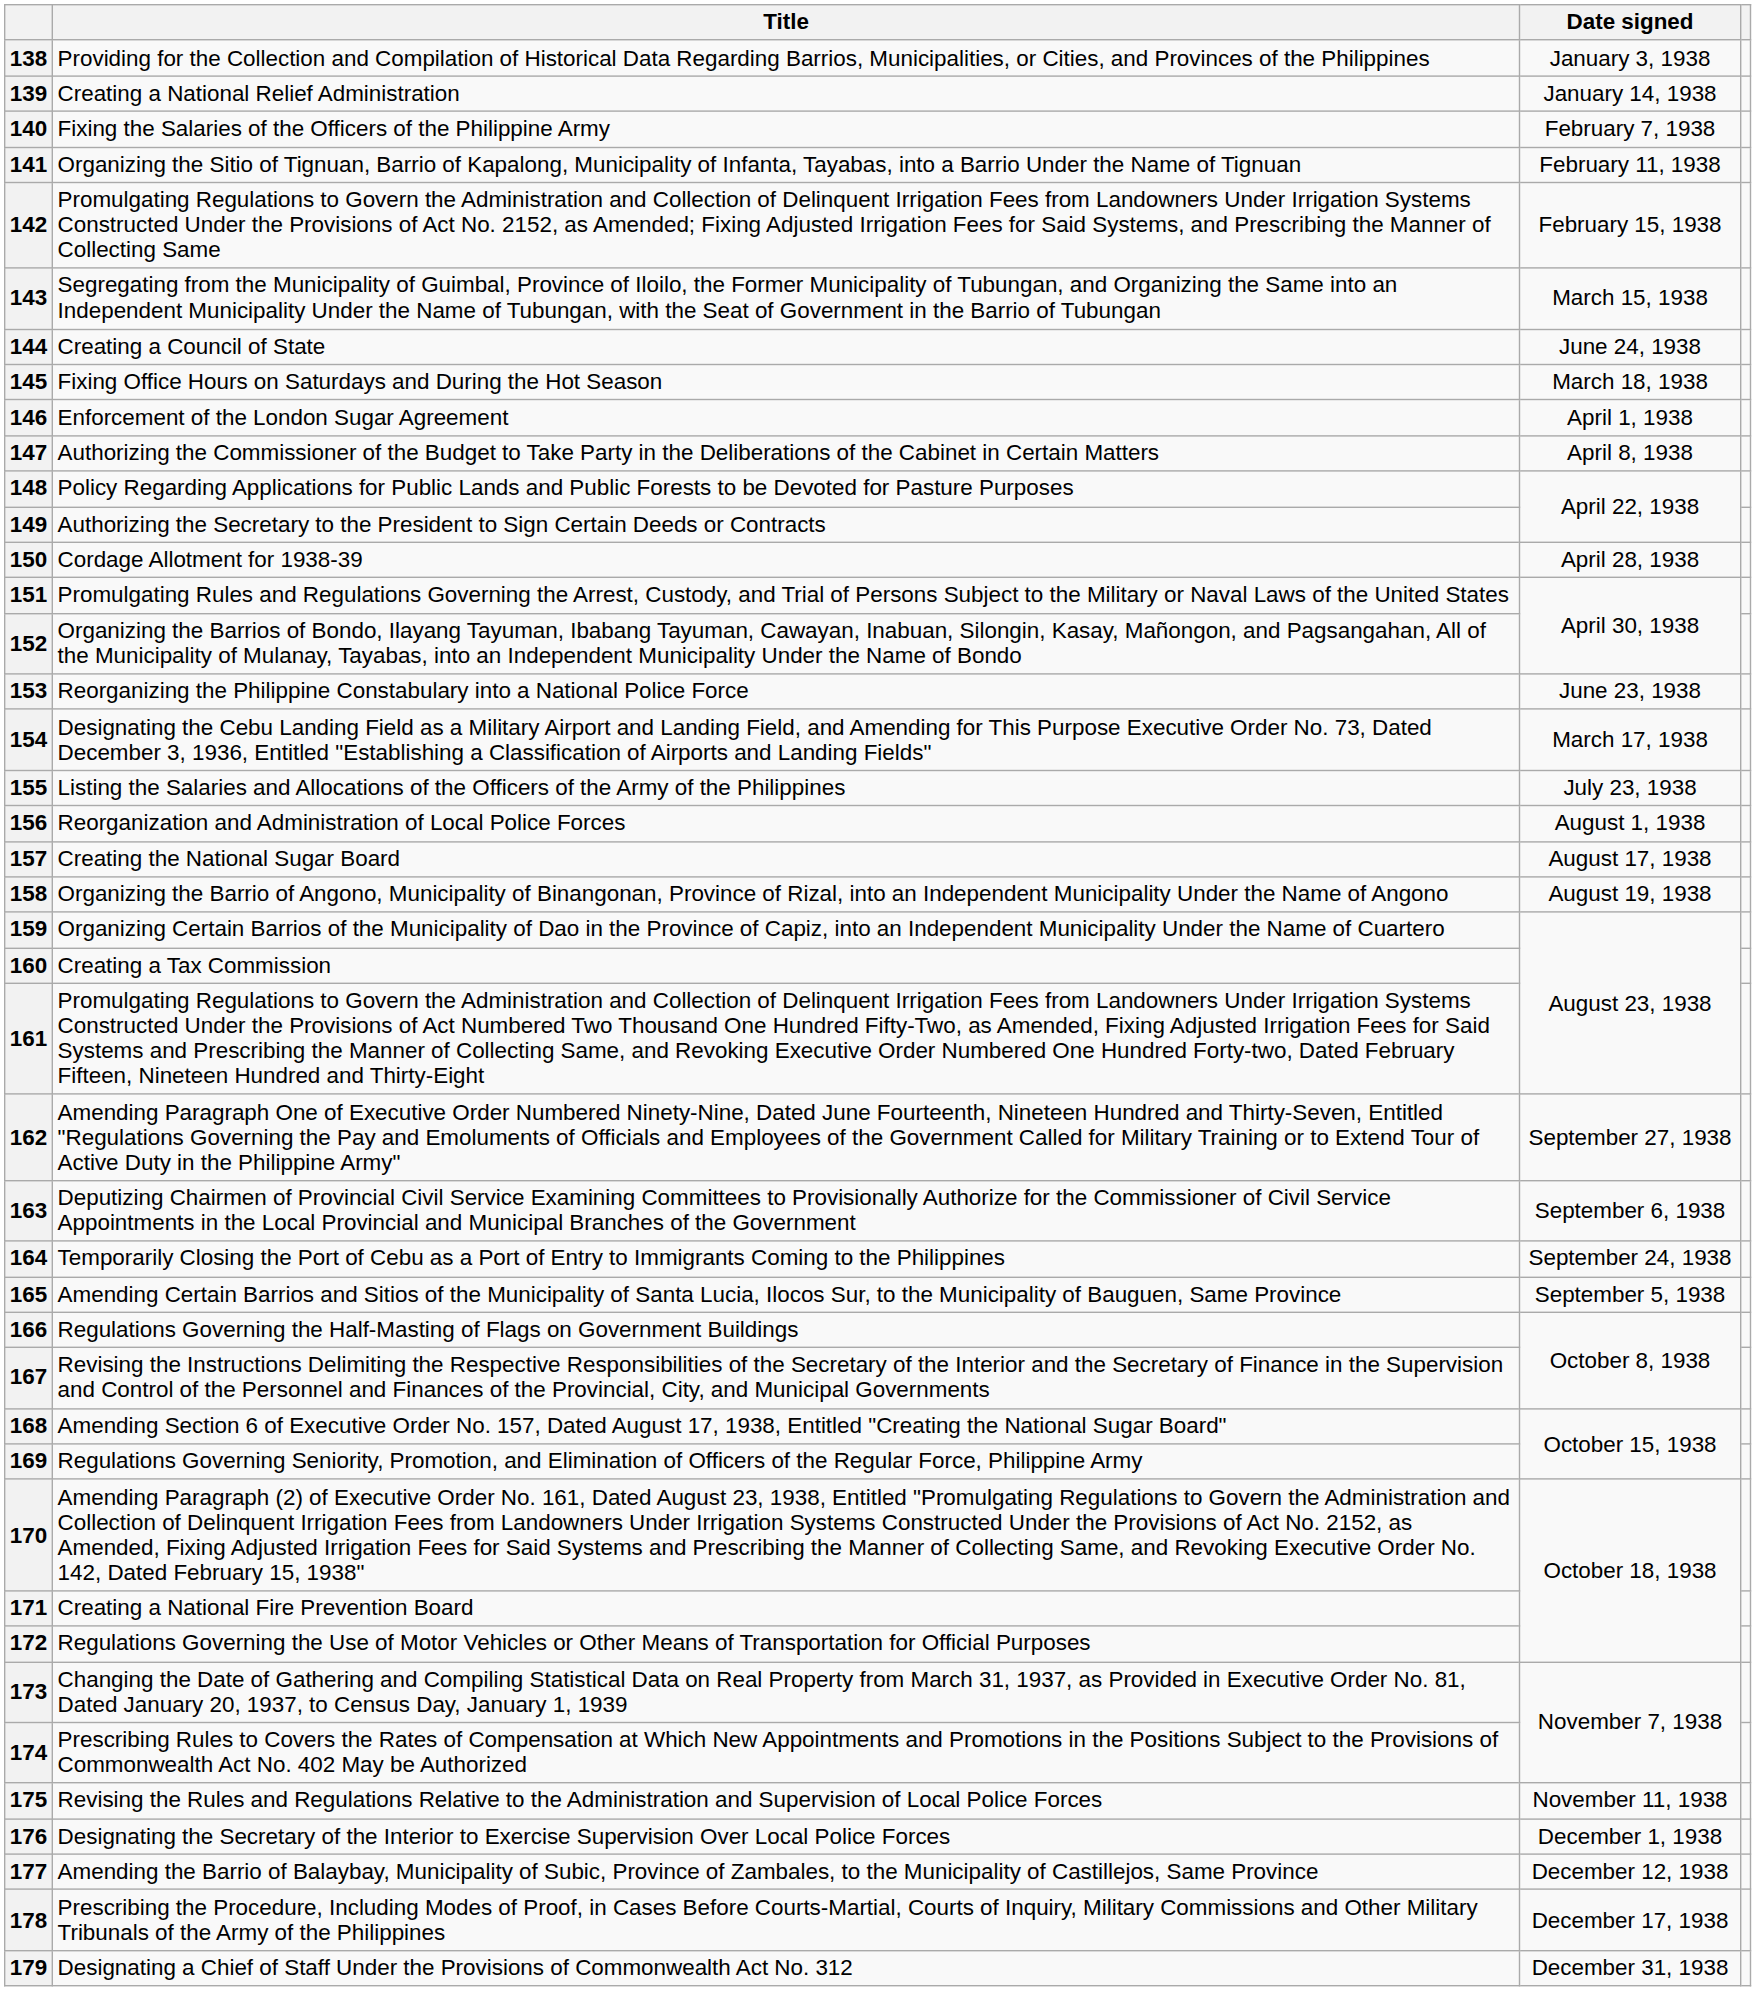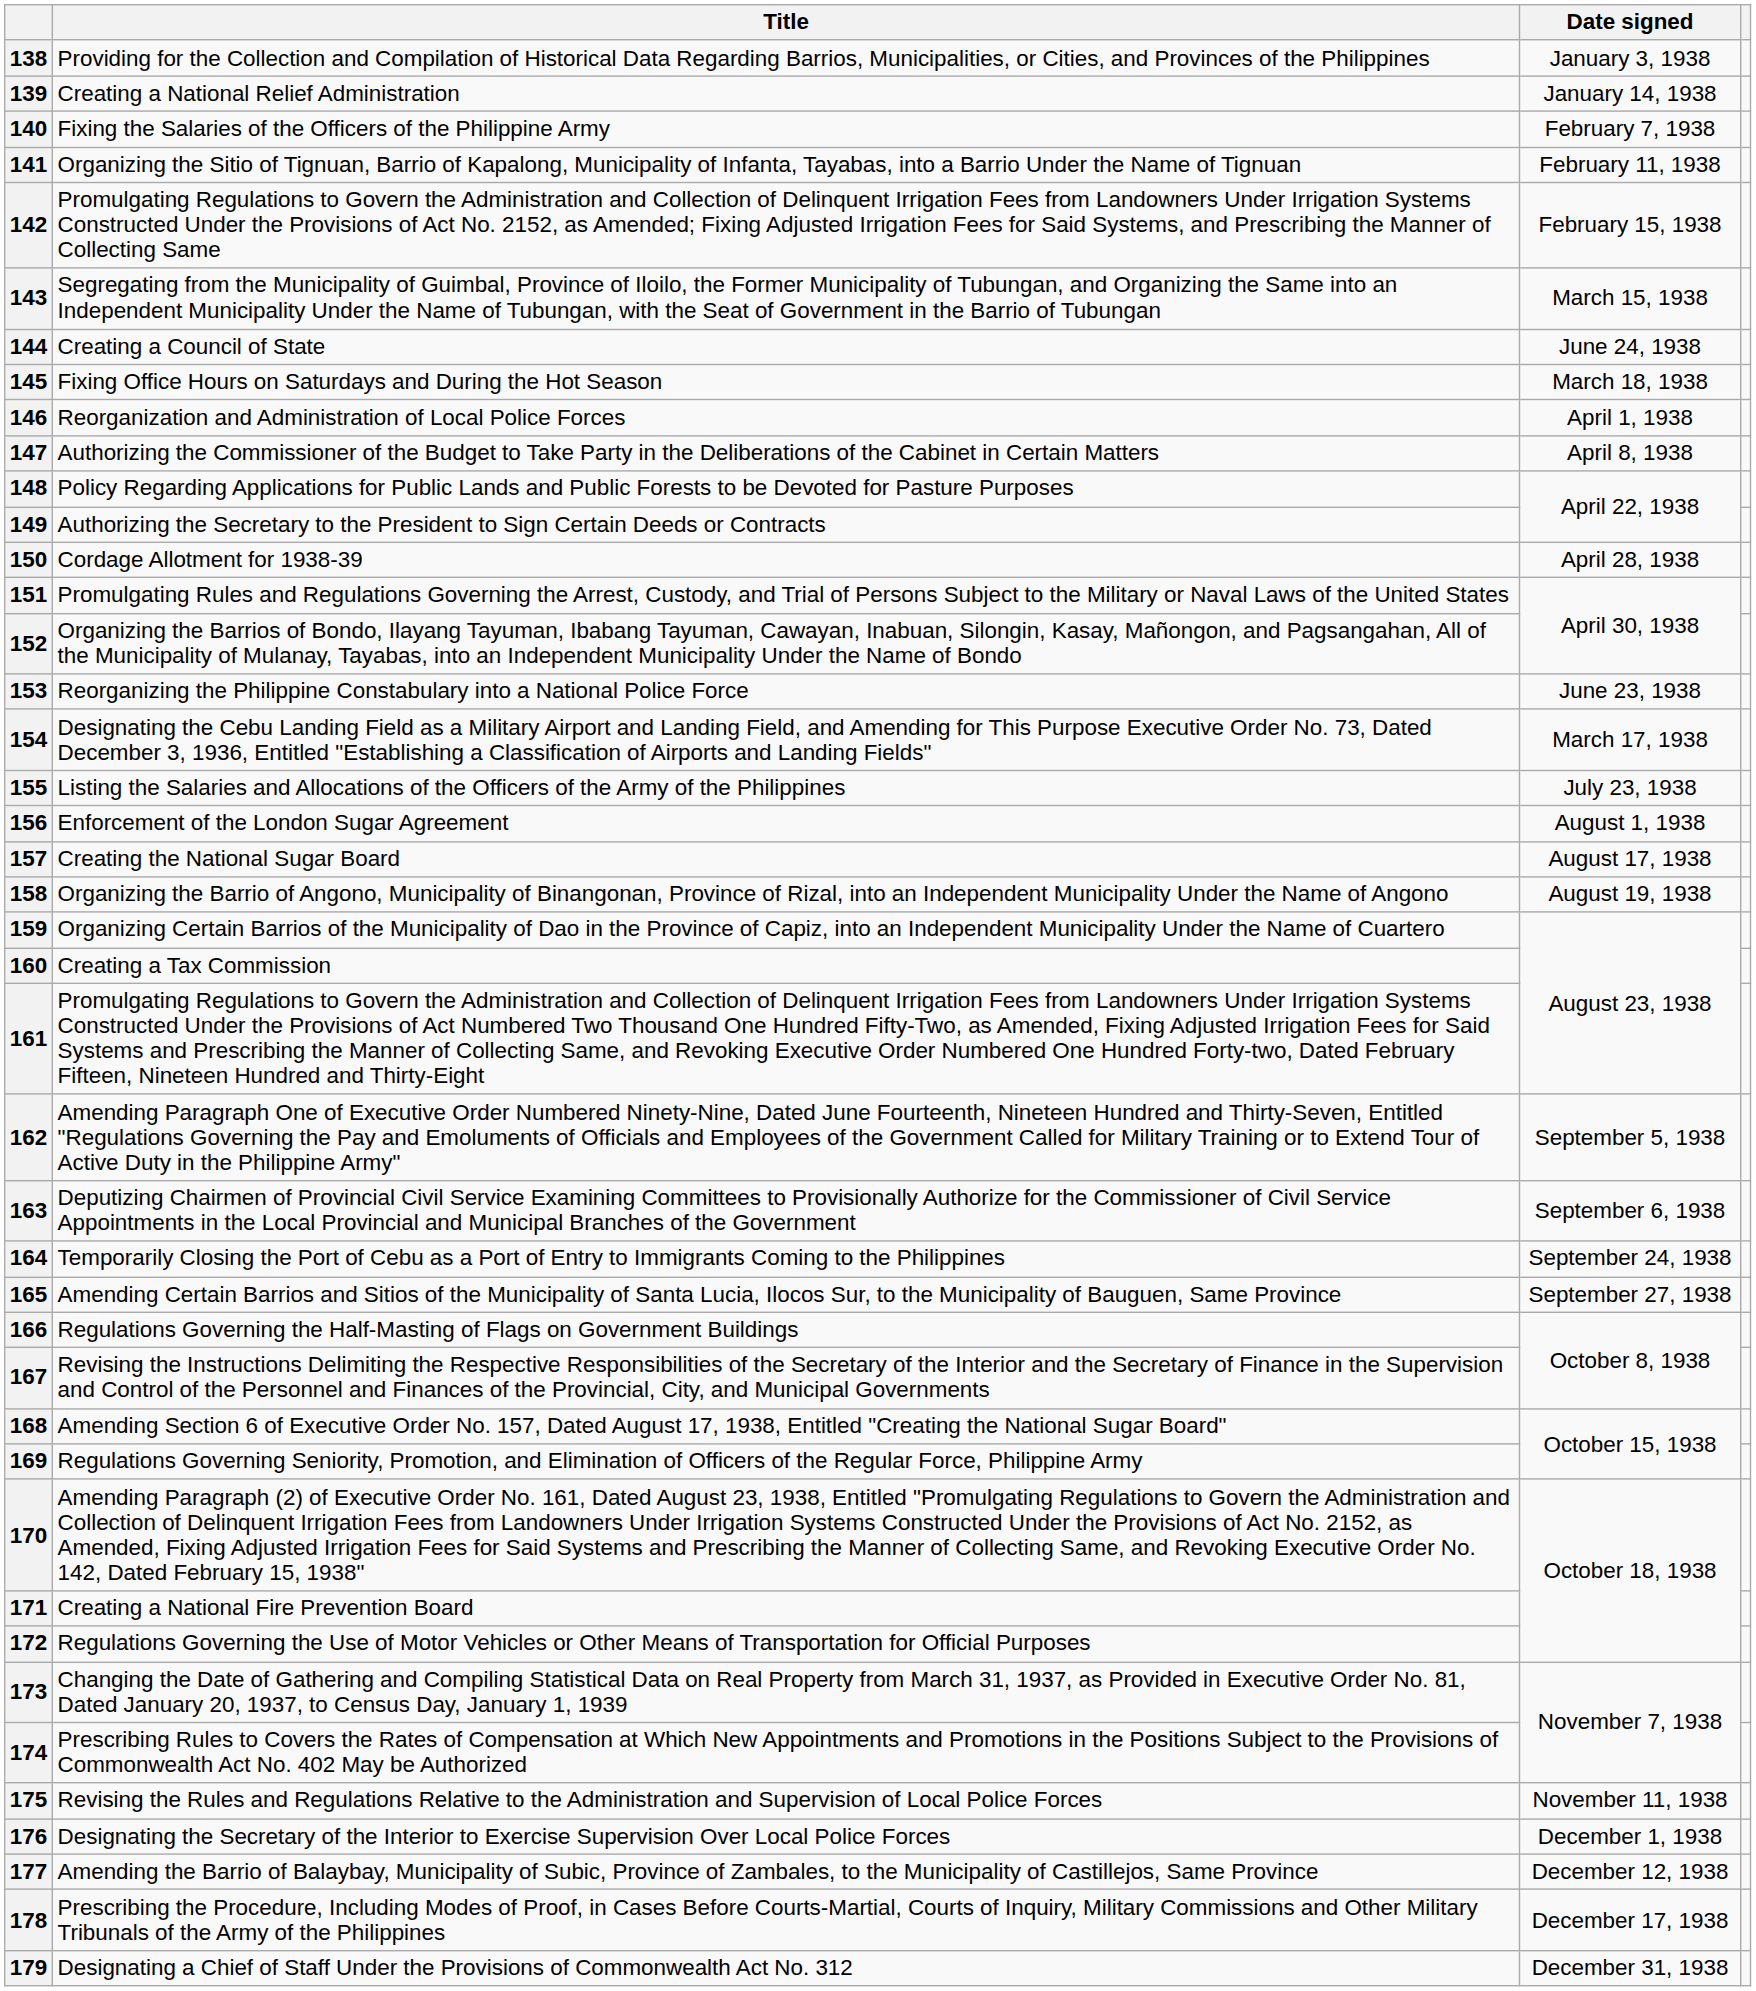(283, 417) Enforcement of the London Sugar Agreement -> (341, 417) Reorganization and Administration of Local Police Forces
(341, 823) Reorganization and Administration of Local Police Forces -> (283, 823) Enforcement of the London Sugar Agreement
(1630, 1137) September 27, 1938 -> (1630, 1137) September 5, 1938
(1630, 1294) September 5, 1938 -> (1630, 1294) September 27, 1938
